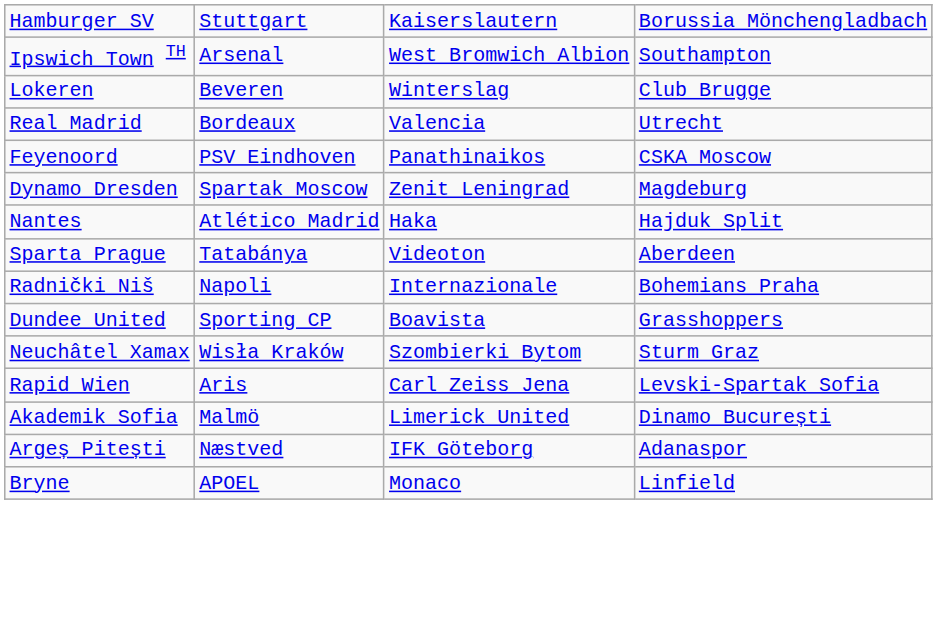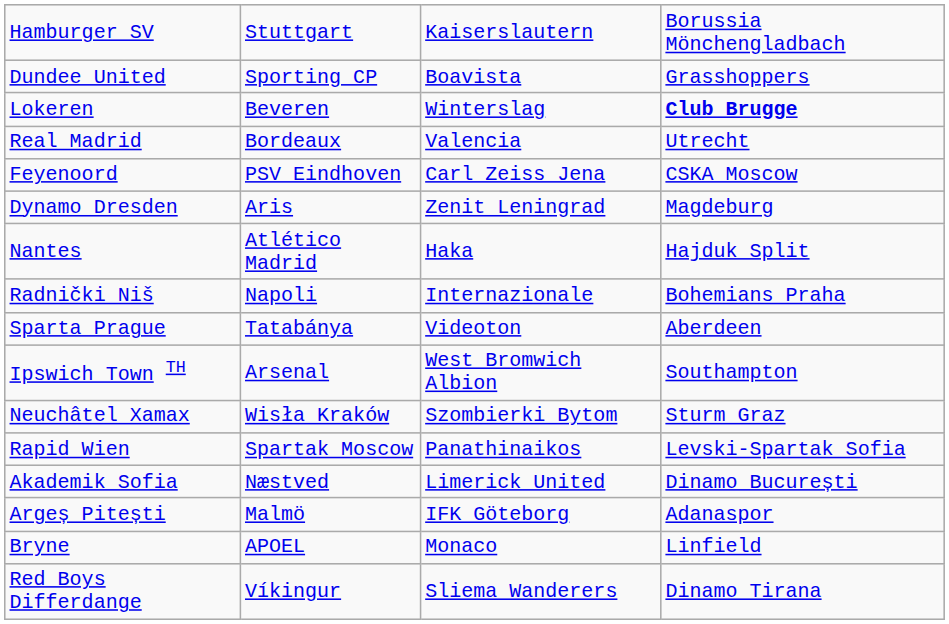rows swapped: (98, 56) <-> (88, 320)
(705, 91) normal -> (731, 109) bold
(467, 157) Panathinaikos -> (515, 175) Carl Zeiss Jena
(283, 189) Spartak Moscow -> (269, 207) Aris
rows swapped: (82, 287) <-> (88, 255)
(223, 385) Aris -> (329, 449) Spartak Moscow
(479, 385) Carl Zeiss Jena -> (503, 449) Panathinaikos
(229, 418) Malmö -> (287, 482) Næstved
(241, 450) Næstved -> (275, 515) Malmö
+ row: (76, 591)
